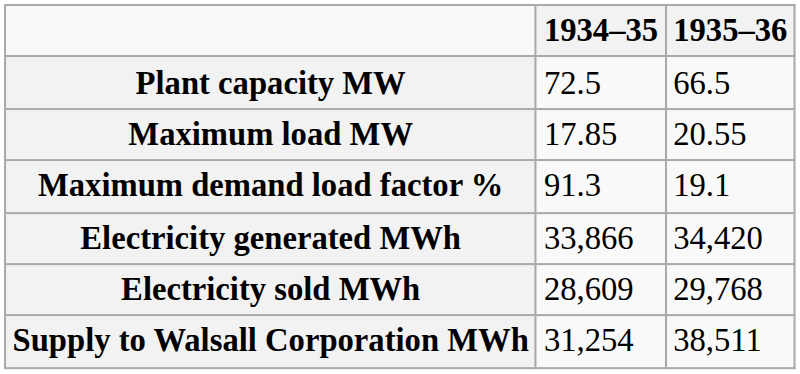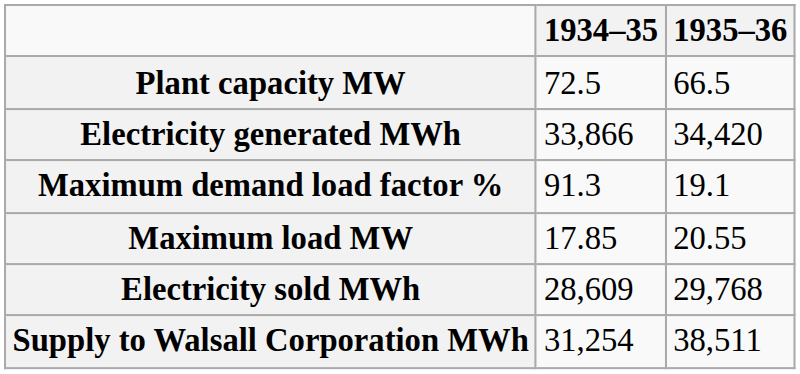rows swapped: (271, 133) <-> (271, 237)
